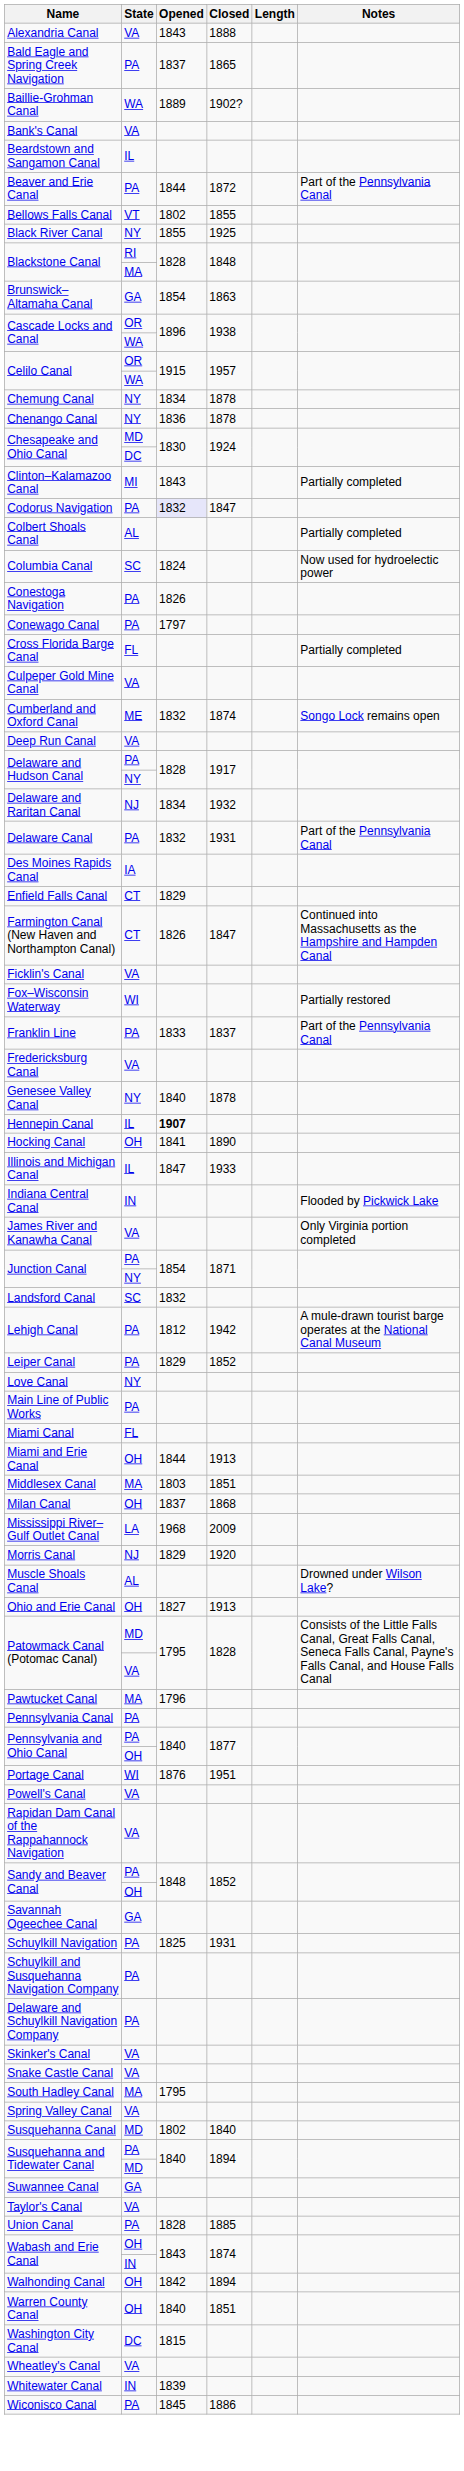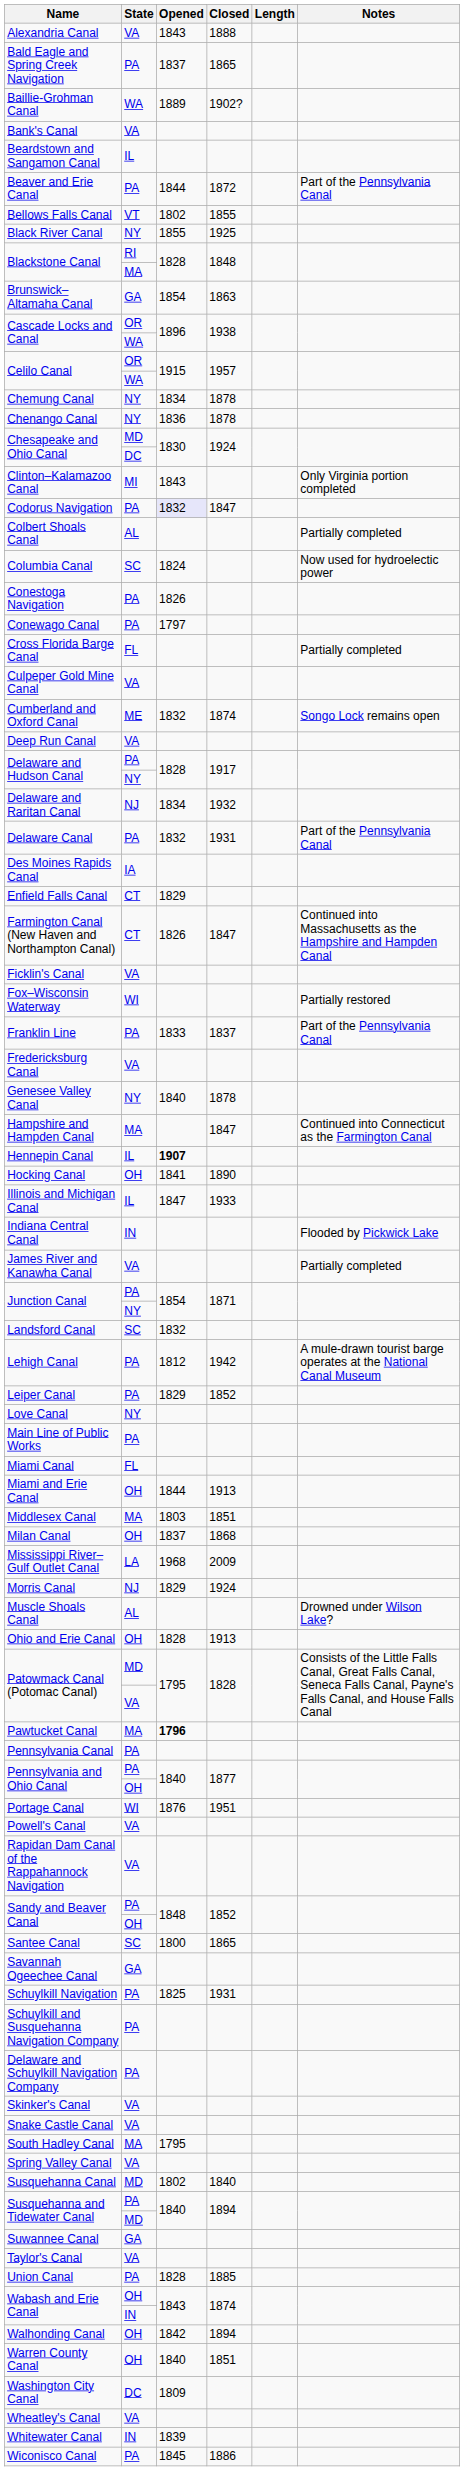(351, 482) Partially completed -> (354, 482) Only Virginia portion completed
+ row: (50, 1130)
(354, 1233) Only Virginia portion completed -> (351, 1266) Partially completed
(223, 1555) 1920 -> (223, 1587) 1924
(172, 1606) 1827 -> (172, 1639) 1828
(172, 1698) normal -> (172, 1731) bold
+ row: (44, 1943)
(172, 2341) 1815 -> (172, 2392) 1809
